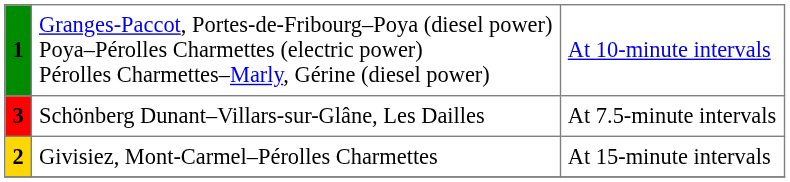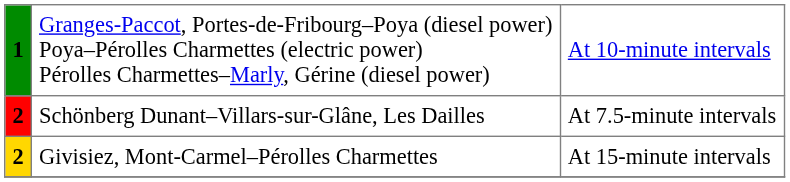(18, 115) 3 -> (18, 115) 2
